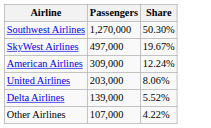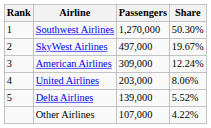+ column: (19, 13)
